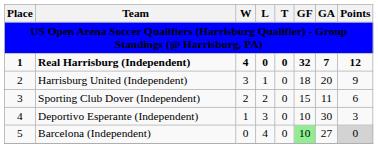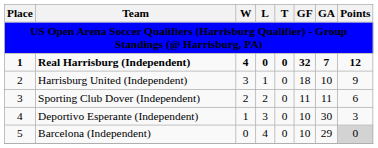(326, 80) 20 -> (326, 80) 10
(305, 98) 15 -> (305, 98) 11
(305, 134) lightgreen background -> (305, 134) no background
(326, 134) 27 -> (326, 134) 29
